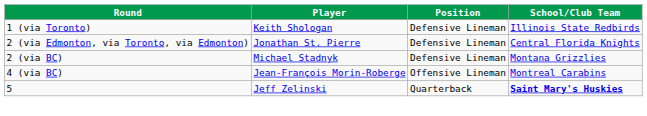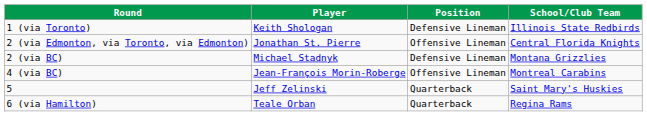(458, 42) Defensive Lineman -> (458, 42) Offensive Lineman
(567, 88) bold -> (567, 88) normal
+ row: (52, 104)
